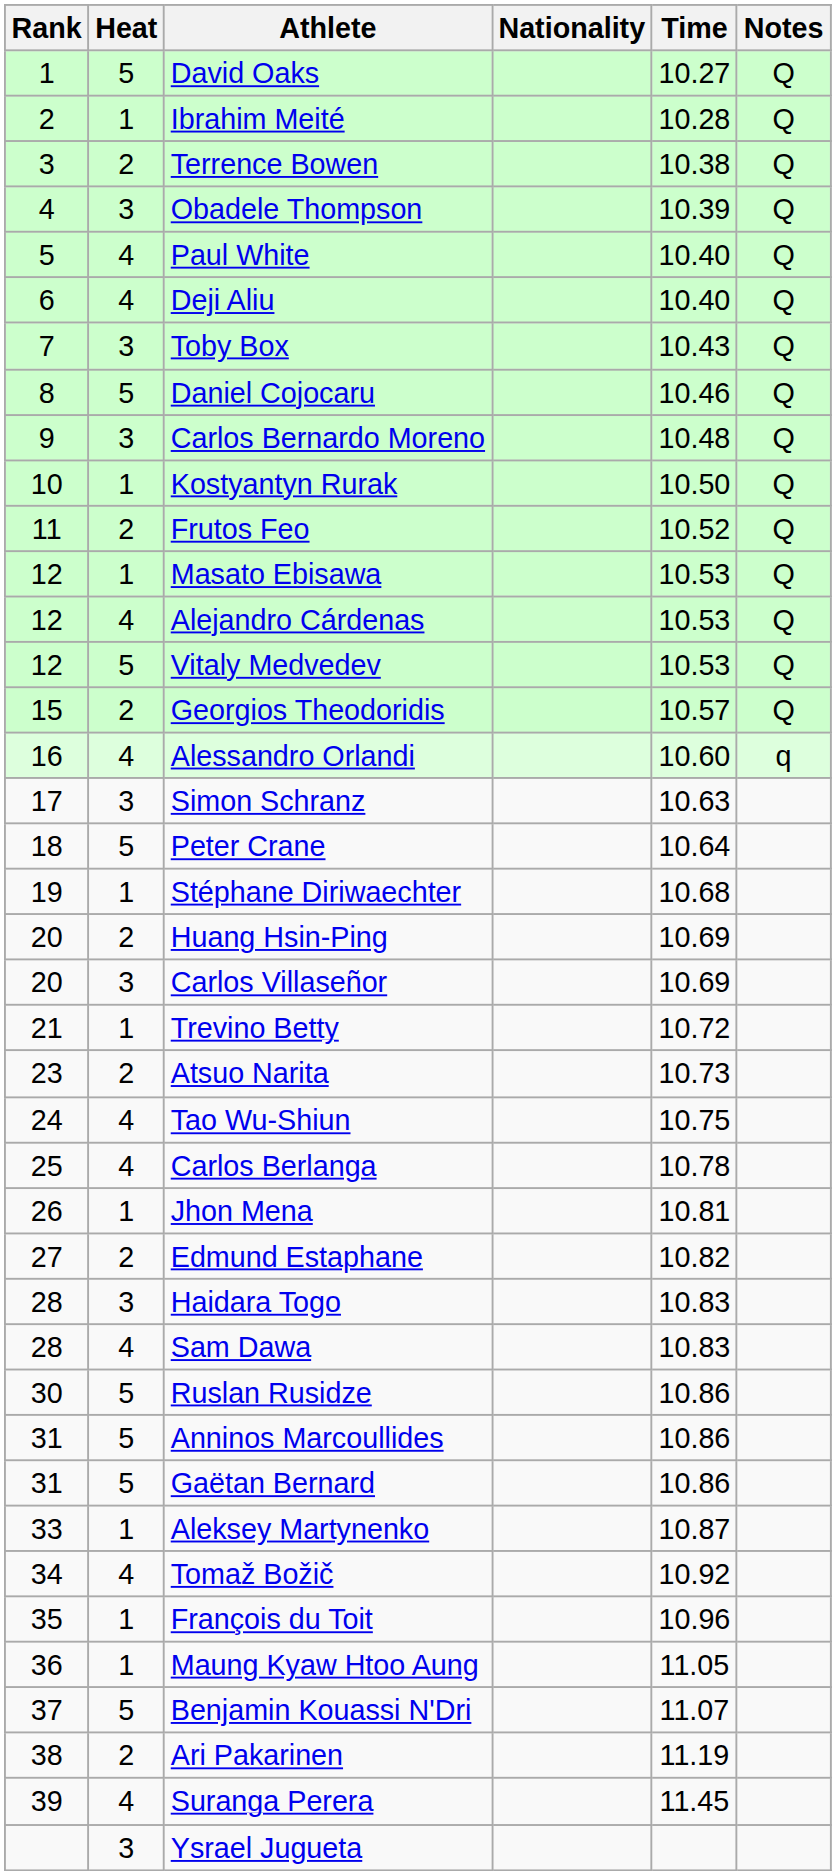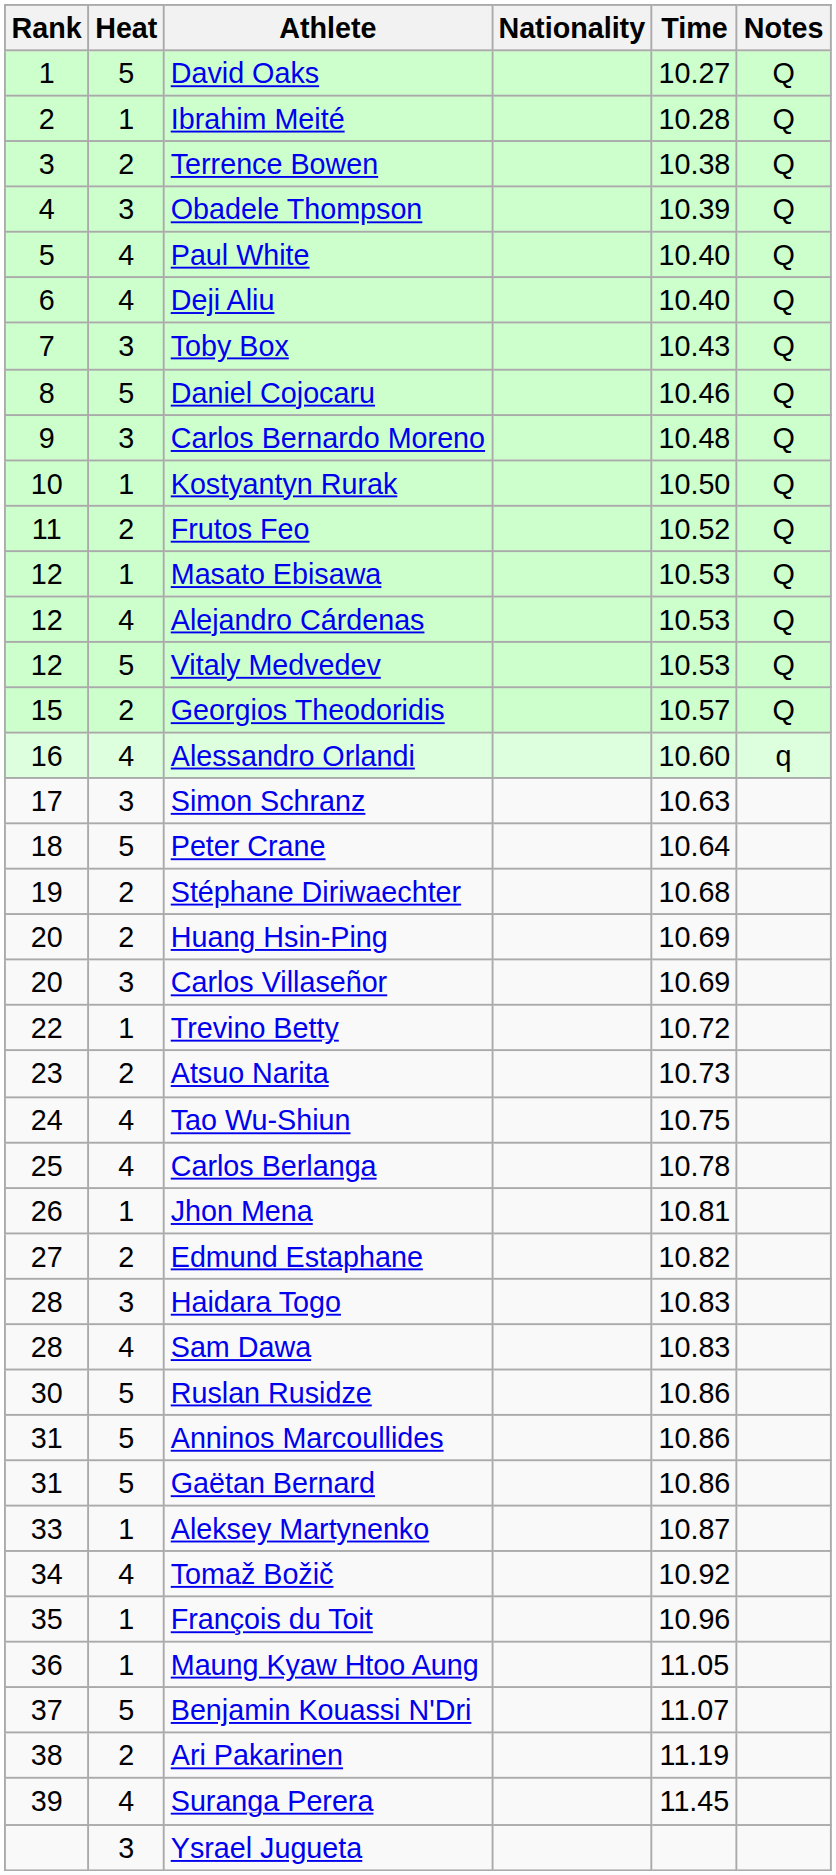(126, 892) 1 -> (126, 892) 2
(47, 1028) 21 -> (47, 1028) 22
